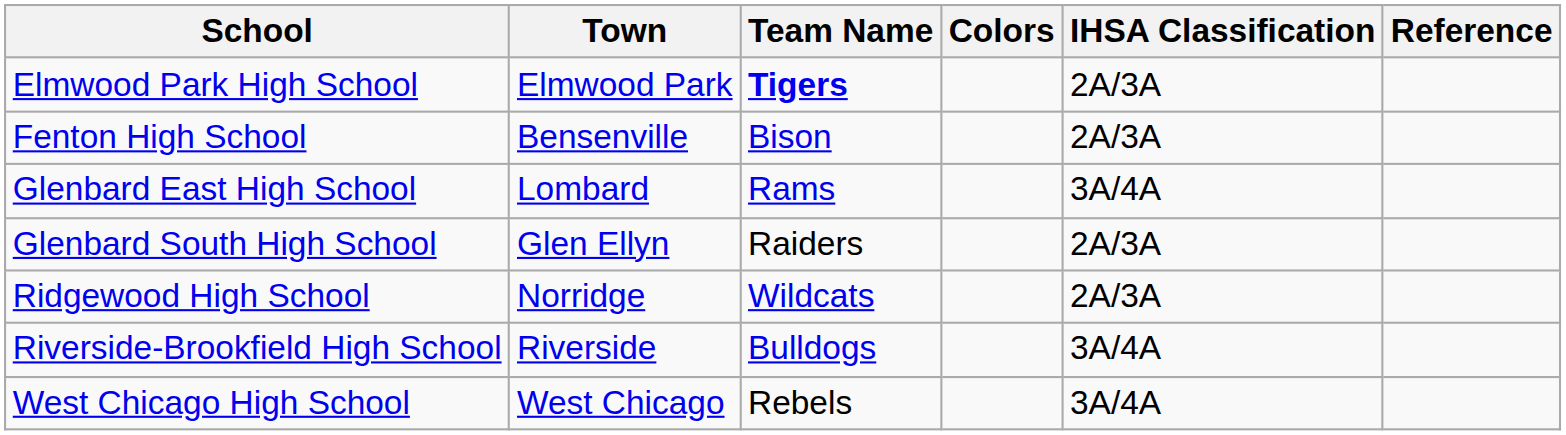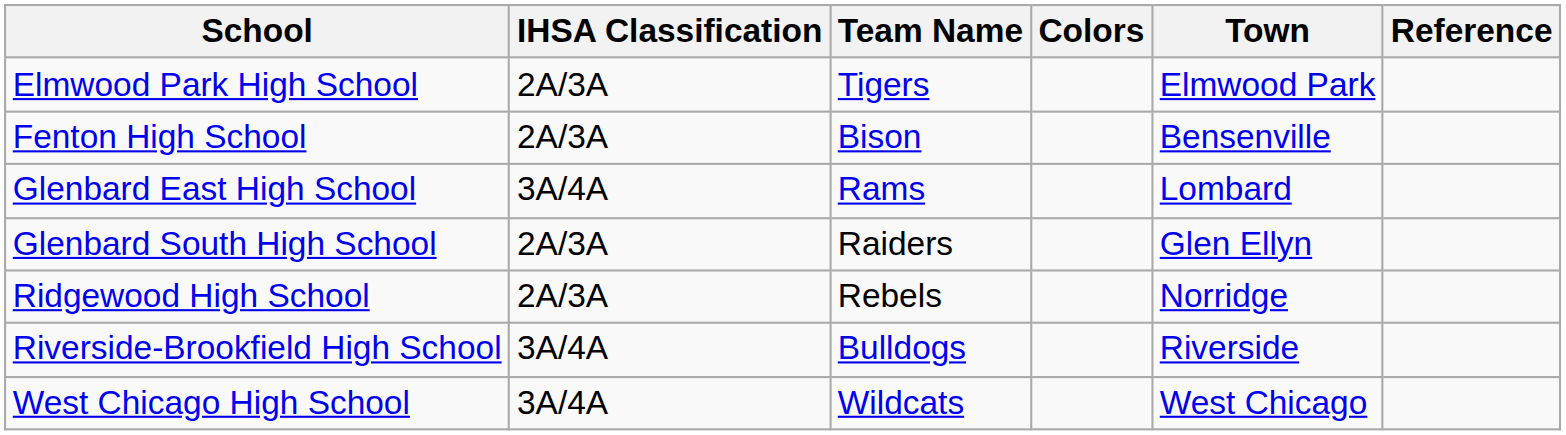columns swapped: (625, 31) <-> (1223, 31)
(798, 84) bold -> (884, 84) normal
(811, 296) Wildcats -> (890, 296) Rebels
(800, 402) Rebels -> (901, 402) Wildcats
